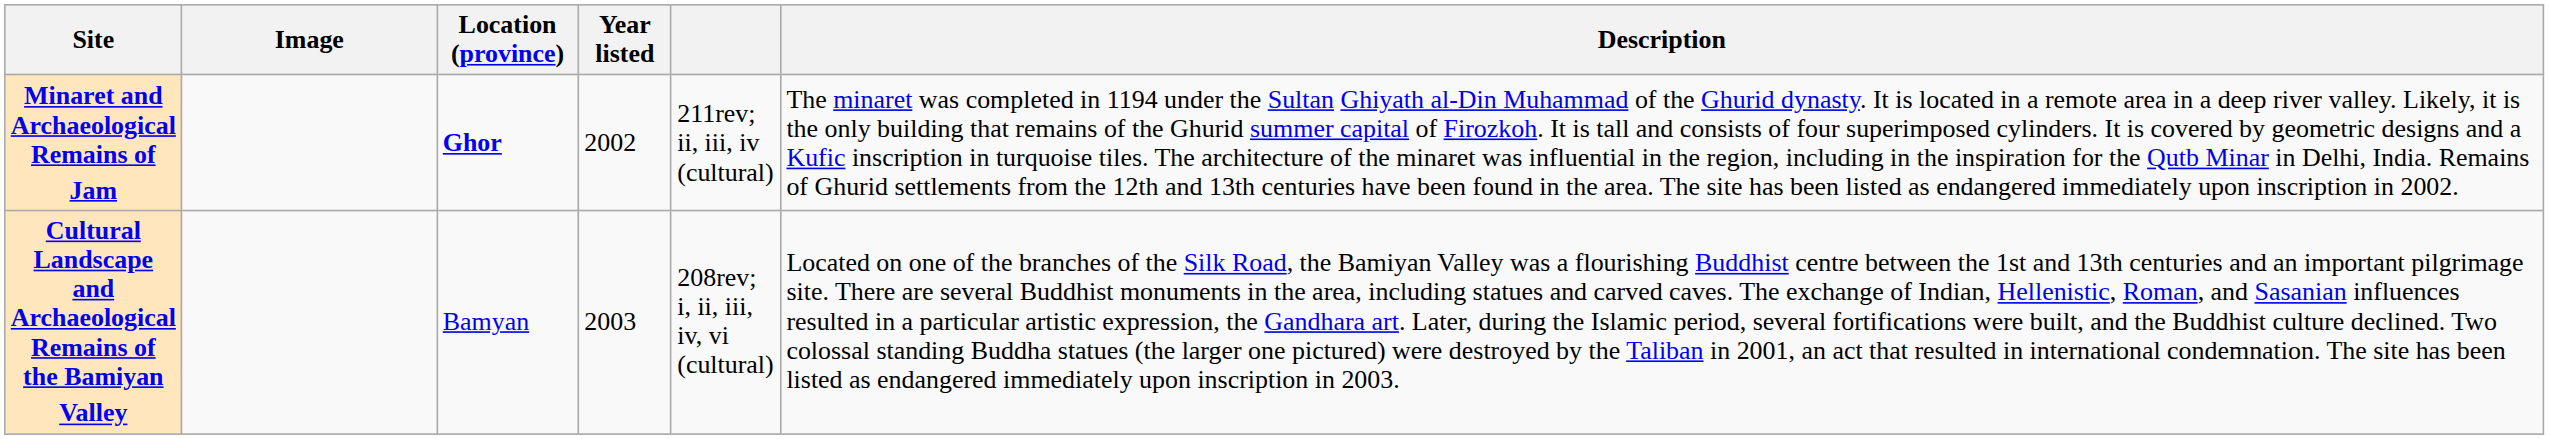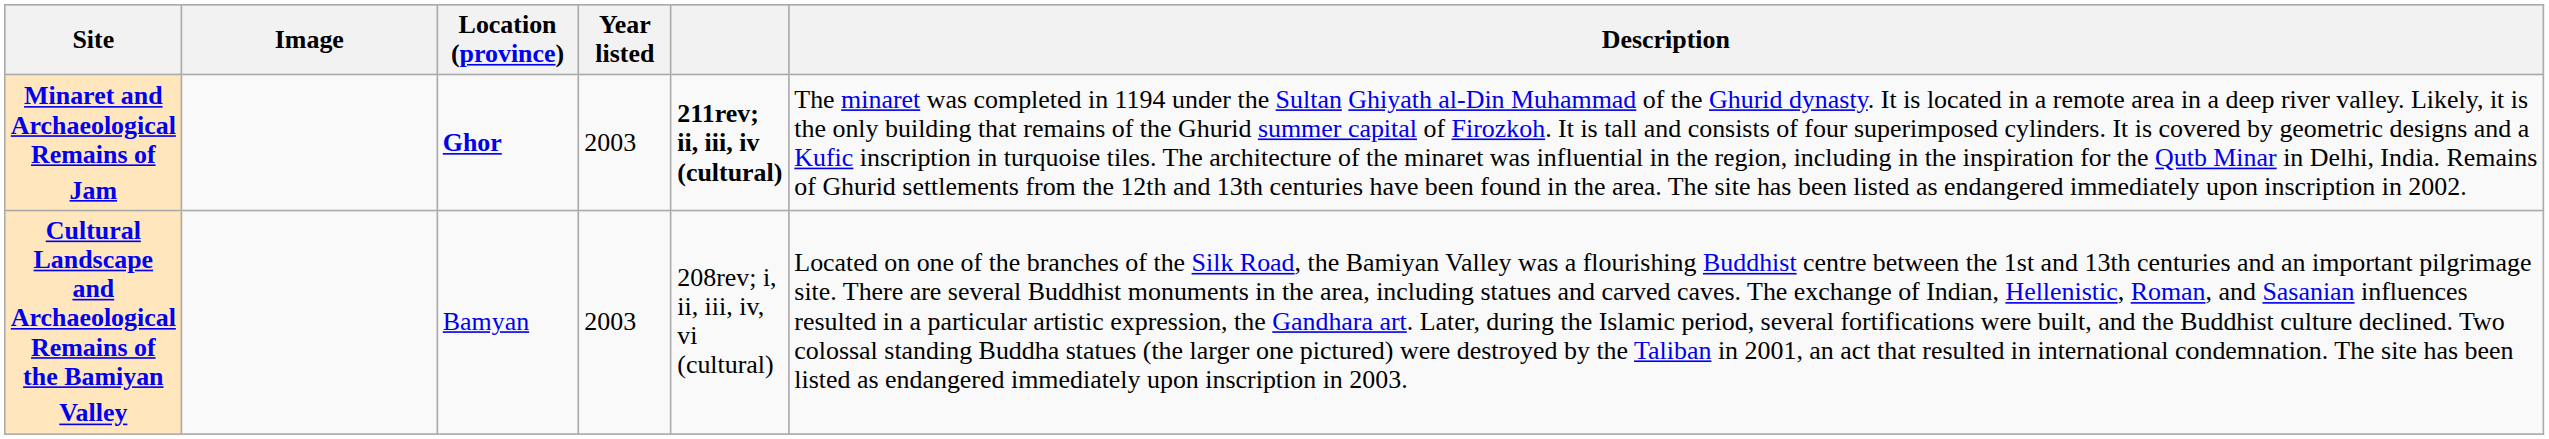(610, 142) 2002 -> (610, 142) 2003
(725, 142) normal -> (730, 142) bold
